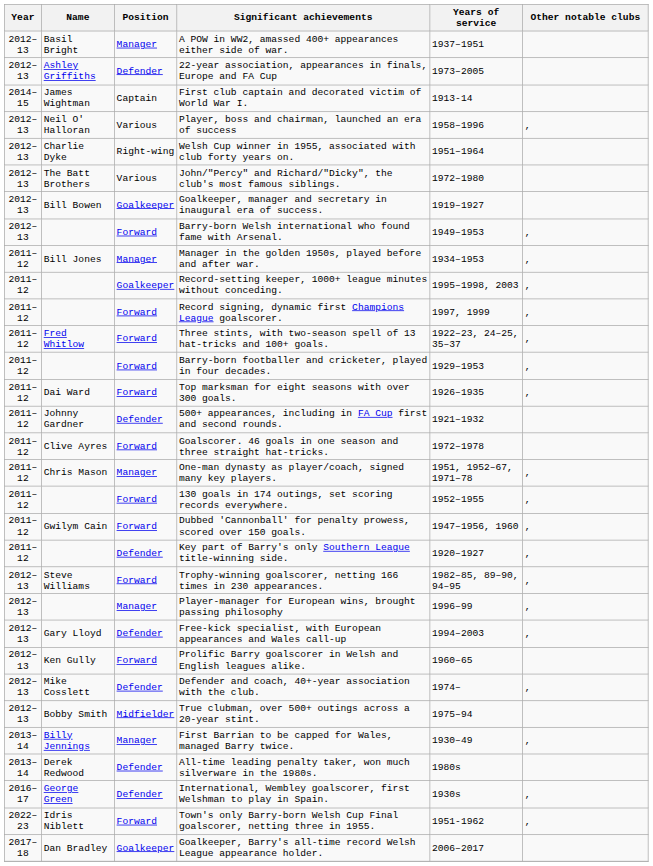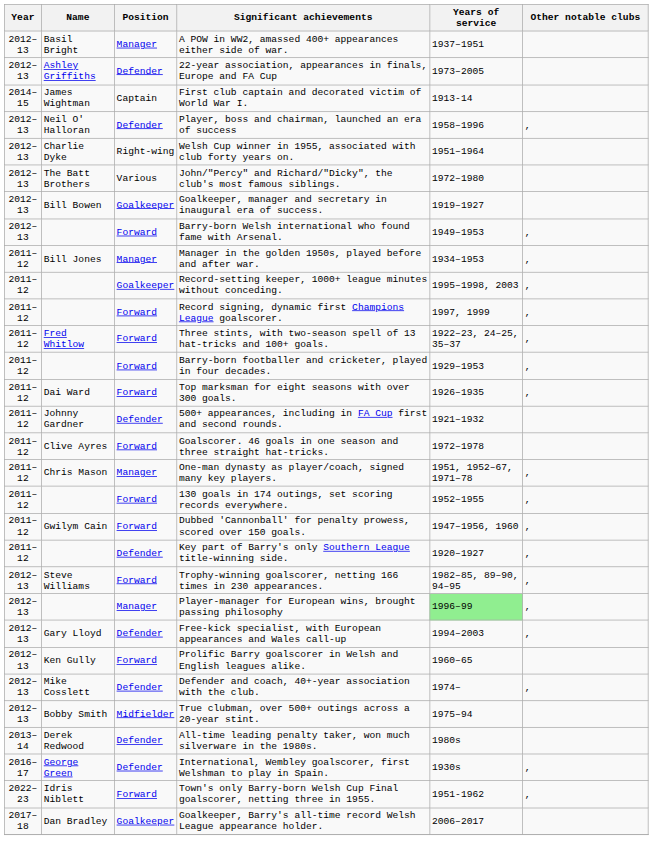(137, 125) Various -> (140, 125) Defender
(452, 607) no background -> (452, 607) lightgreen background
- row: (286, 741)
